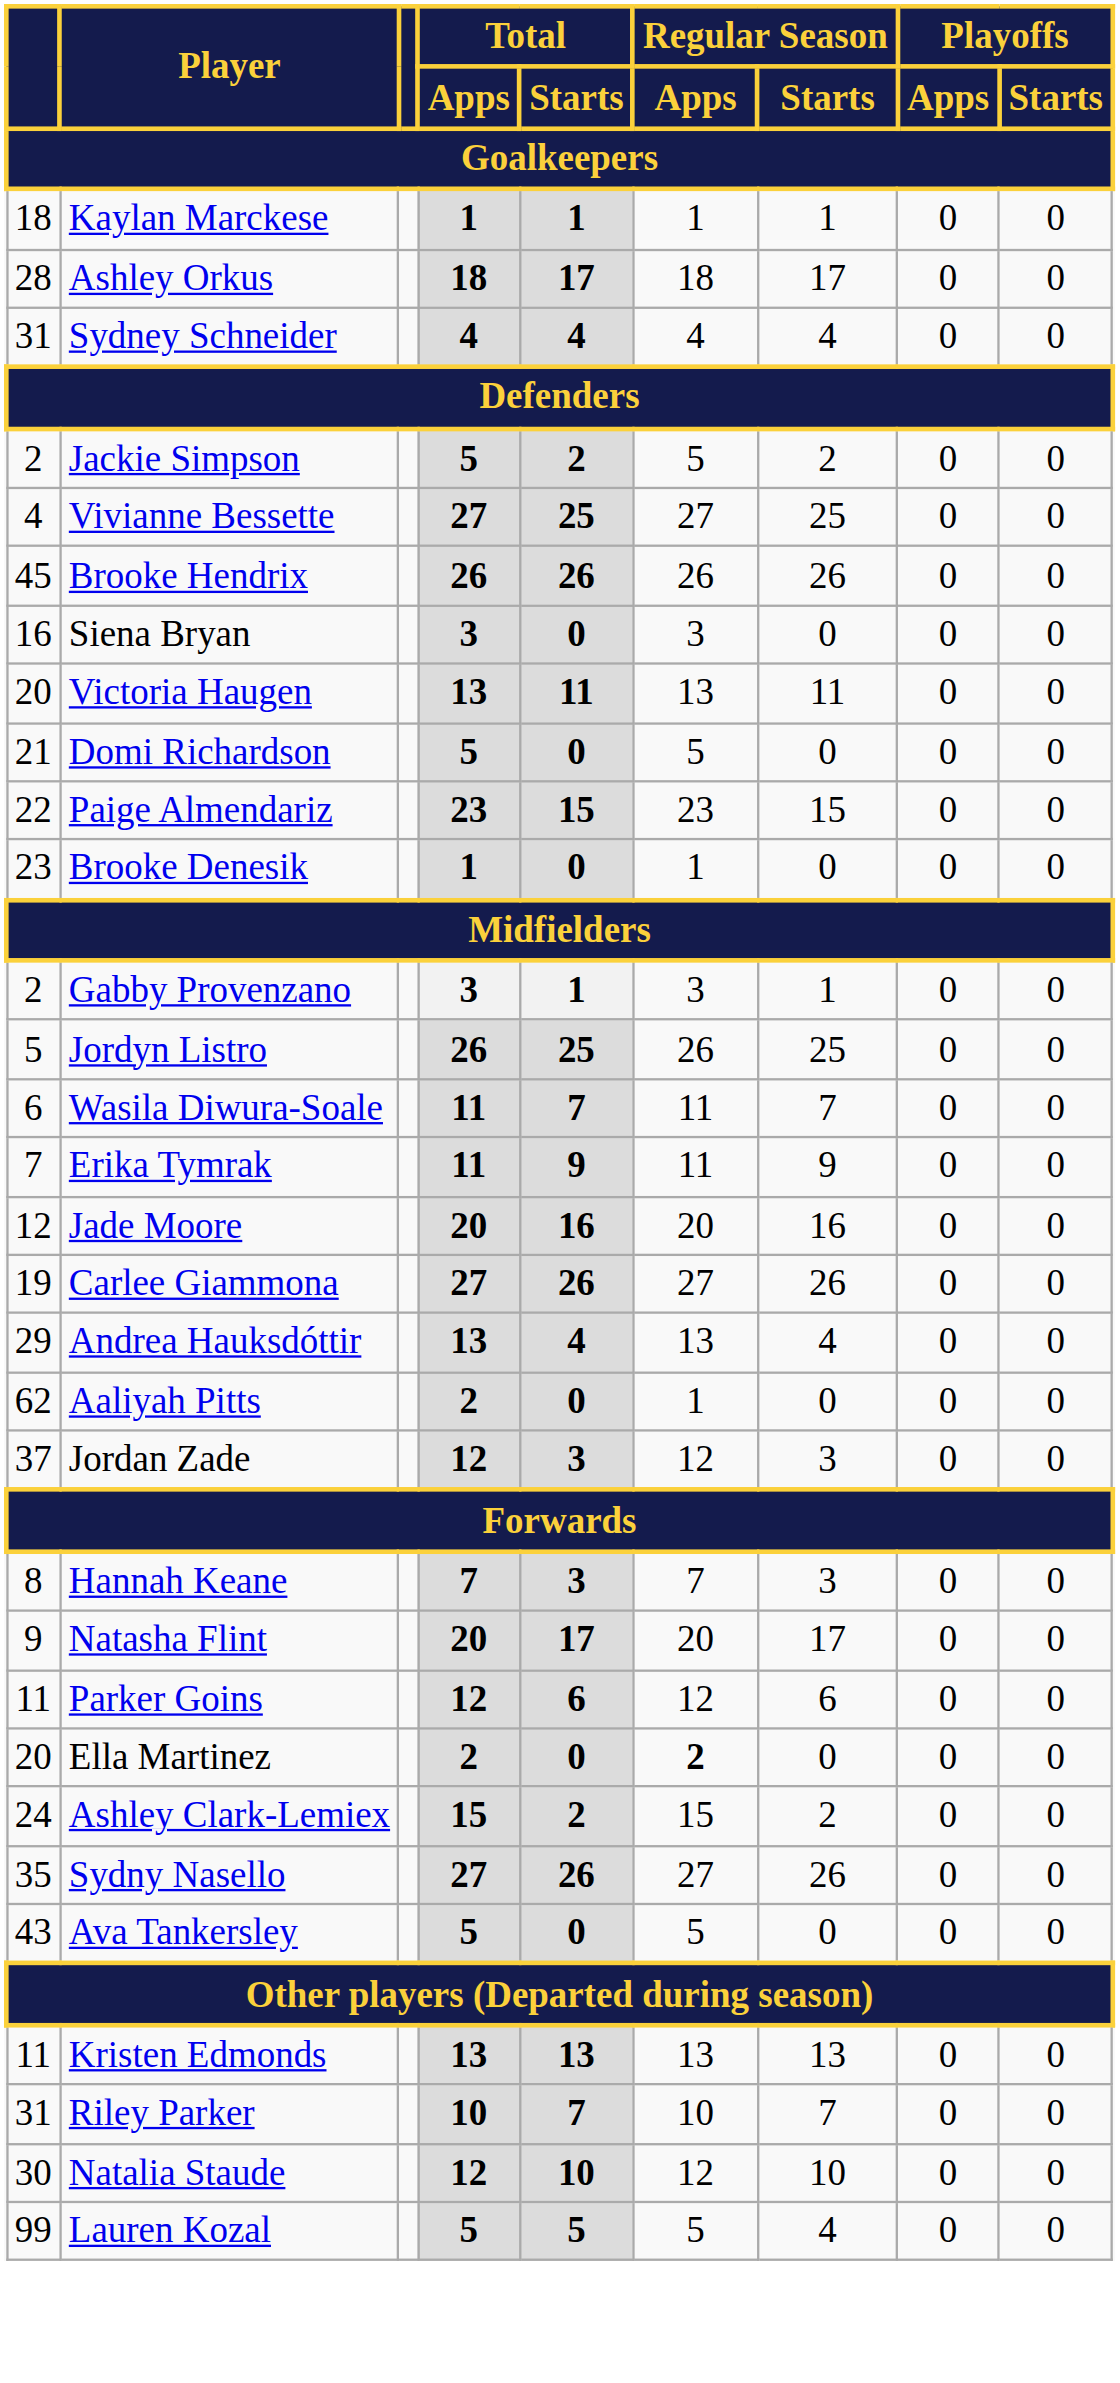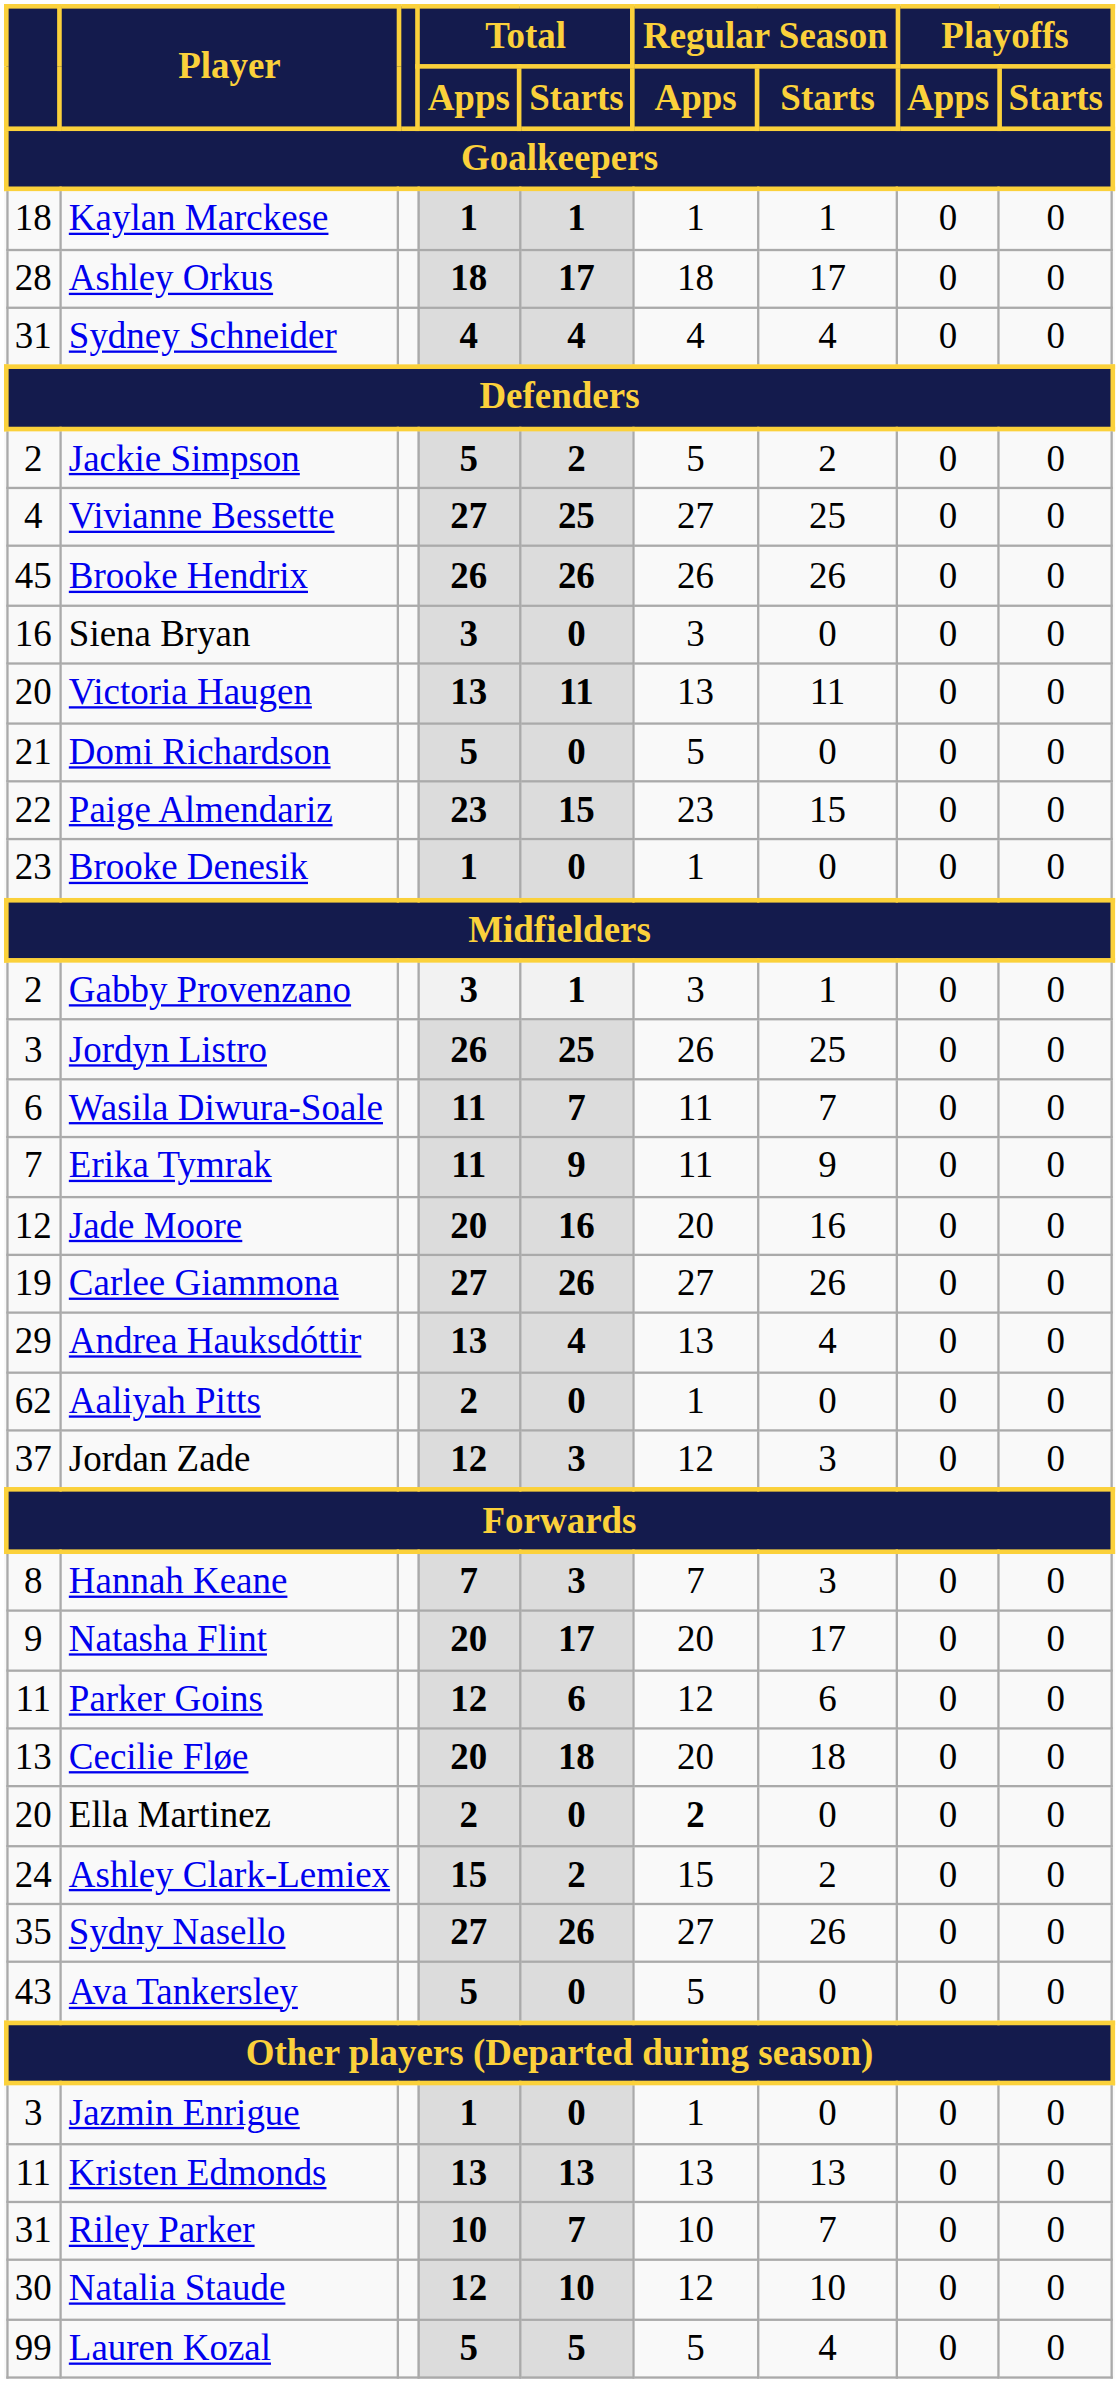(33, 1048) 5 -> (33, 1048) 3
+ row: (159, 1756)
+ row: (184, 2113)
